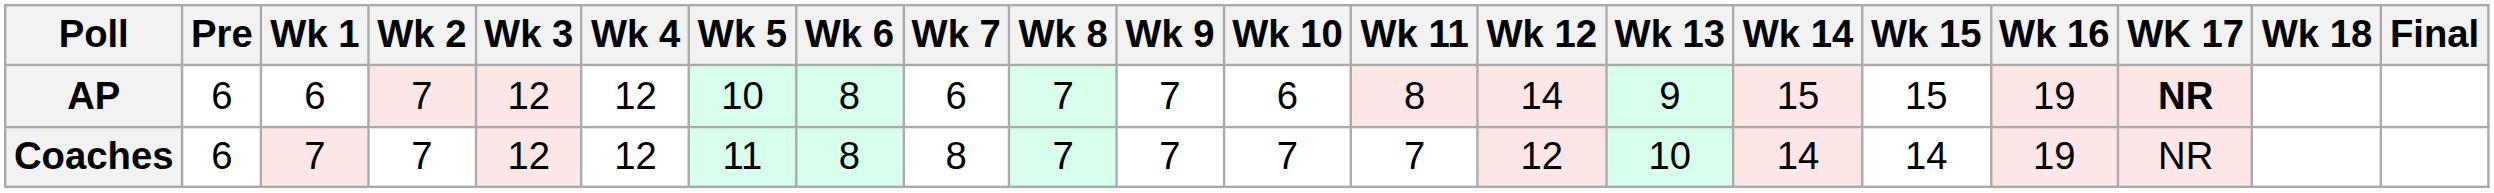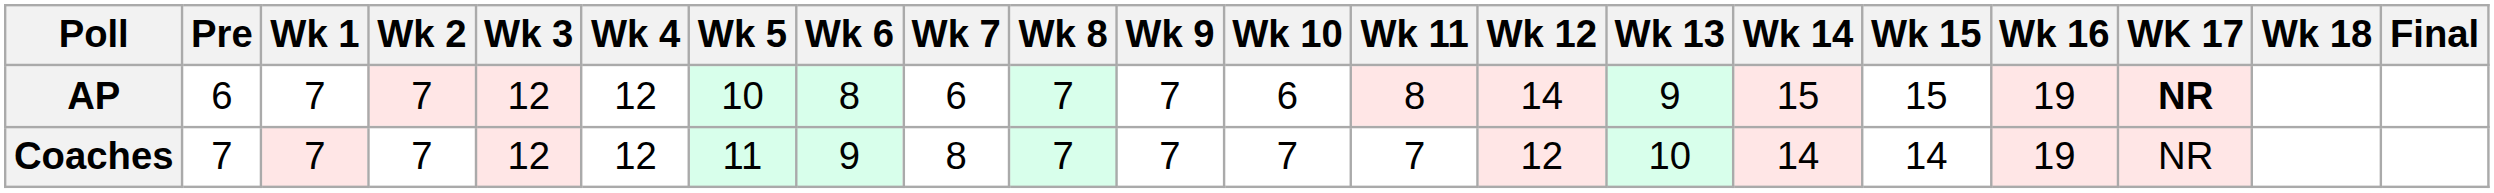(315, 95) 6 -> (315, 95) 7
(222, 156) 6 -> (222, 156) 7
(849, 156) 8 -> (849, 156) 9
